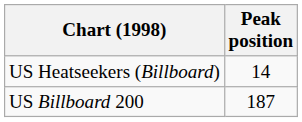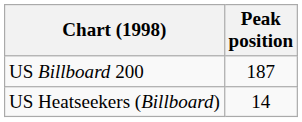rows swapped: (76, 101) <-> (114, 71)
